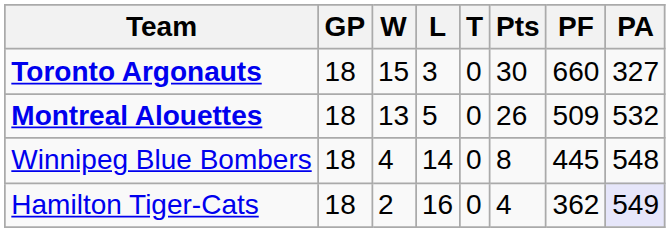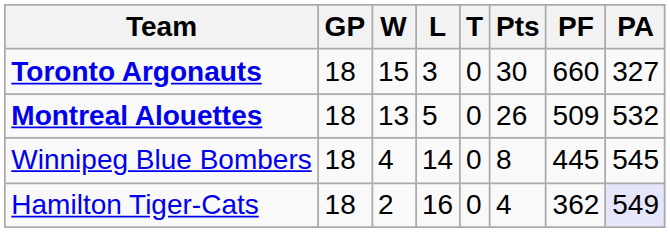(636, 159) 548 -> (636, 159) 545
